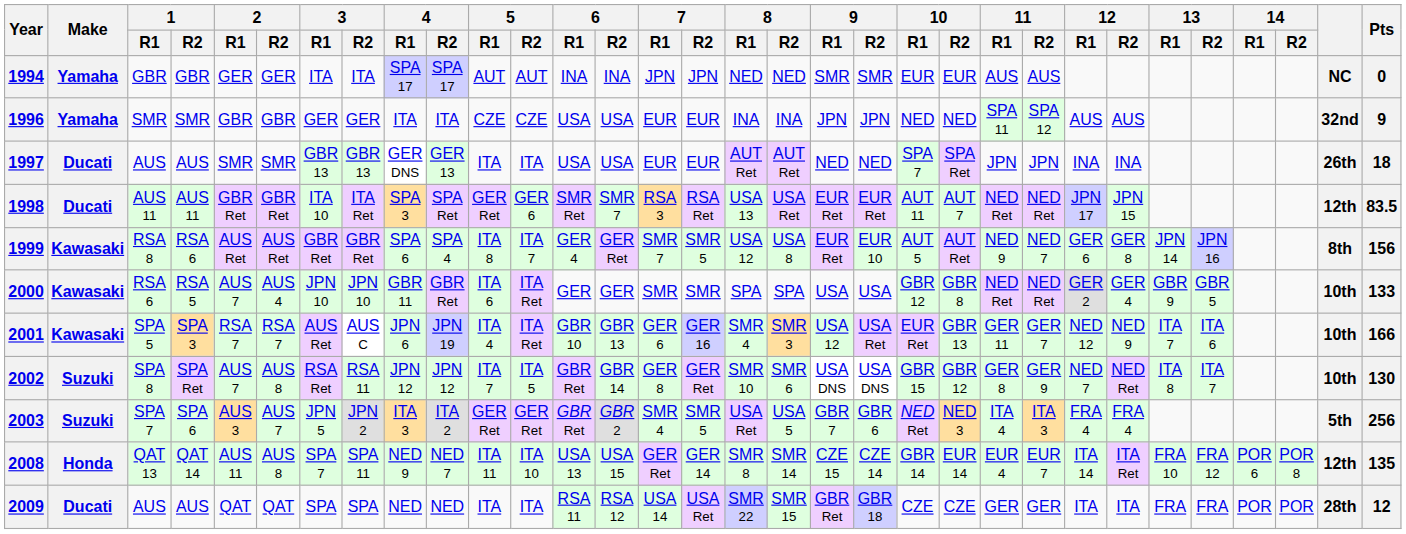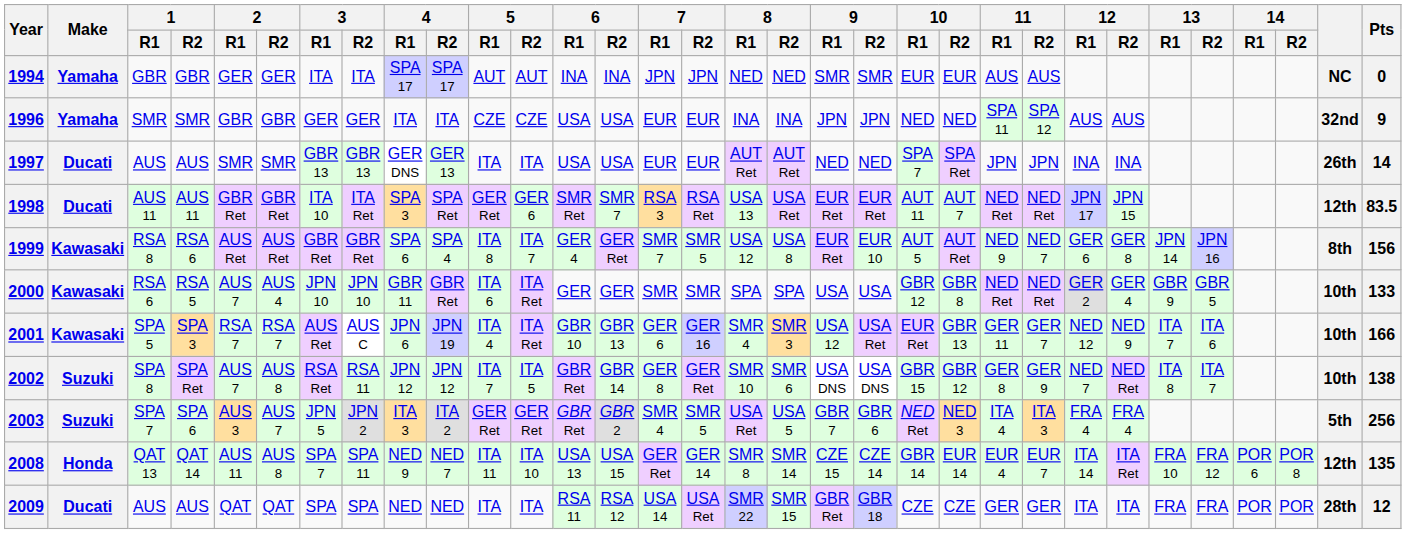(1382, 163) 18 -> (1382, 163) 14
(1382, 378) 130 -> (1382, 378) 138
